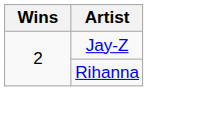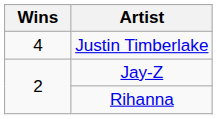+ row: (142, 45)
